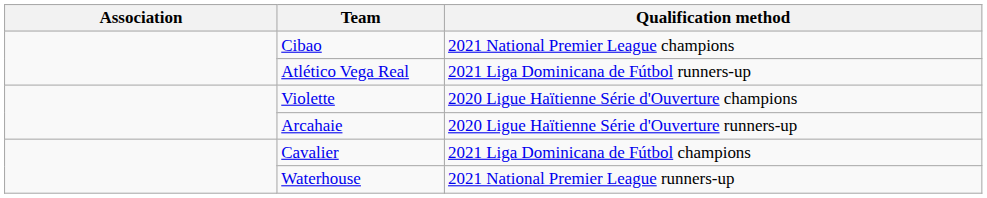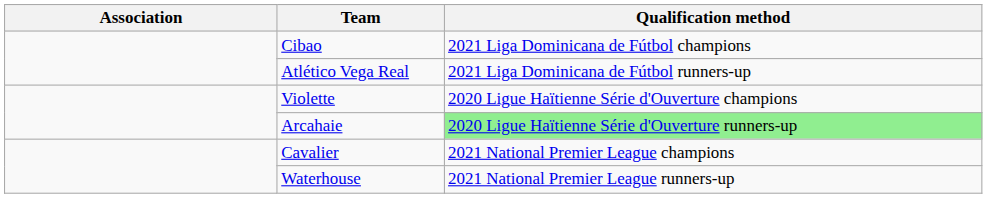(591, 44) 2021 National Premier League champions -> (600, 44) 2021 Liga Dominicana de Fútbol champions
(623, 125) no background -> (623, 125) lightgreen background
(600, 152) 2021 Liga Dominicana de Fútbol champions -> (591, 152) 2021 National Premier League champions
